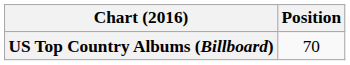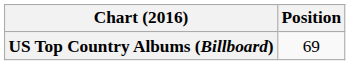(311, 45) 70 -> (311, 45) 69
